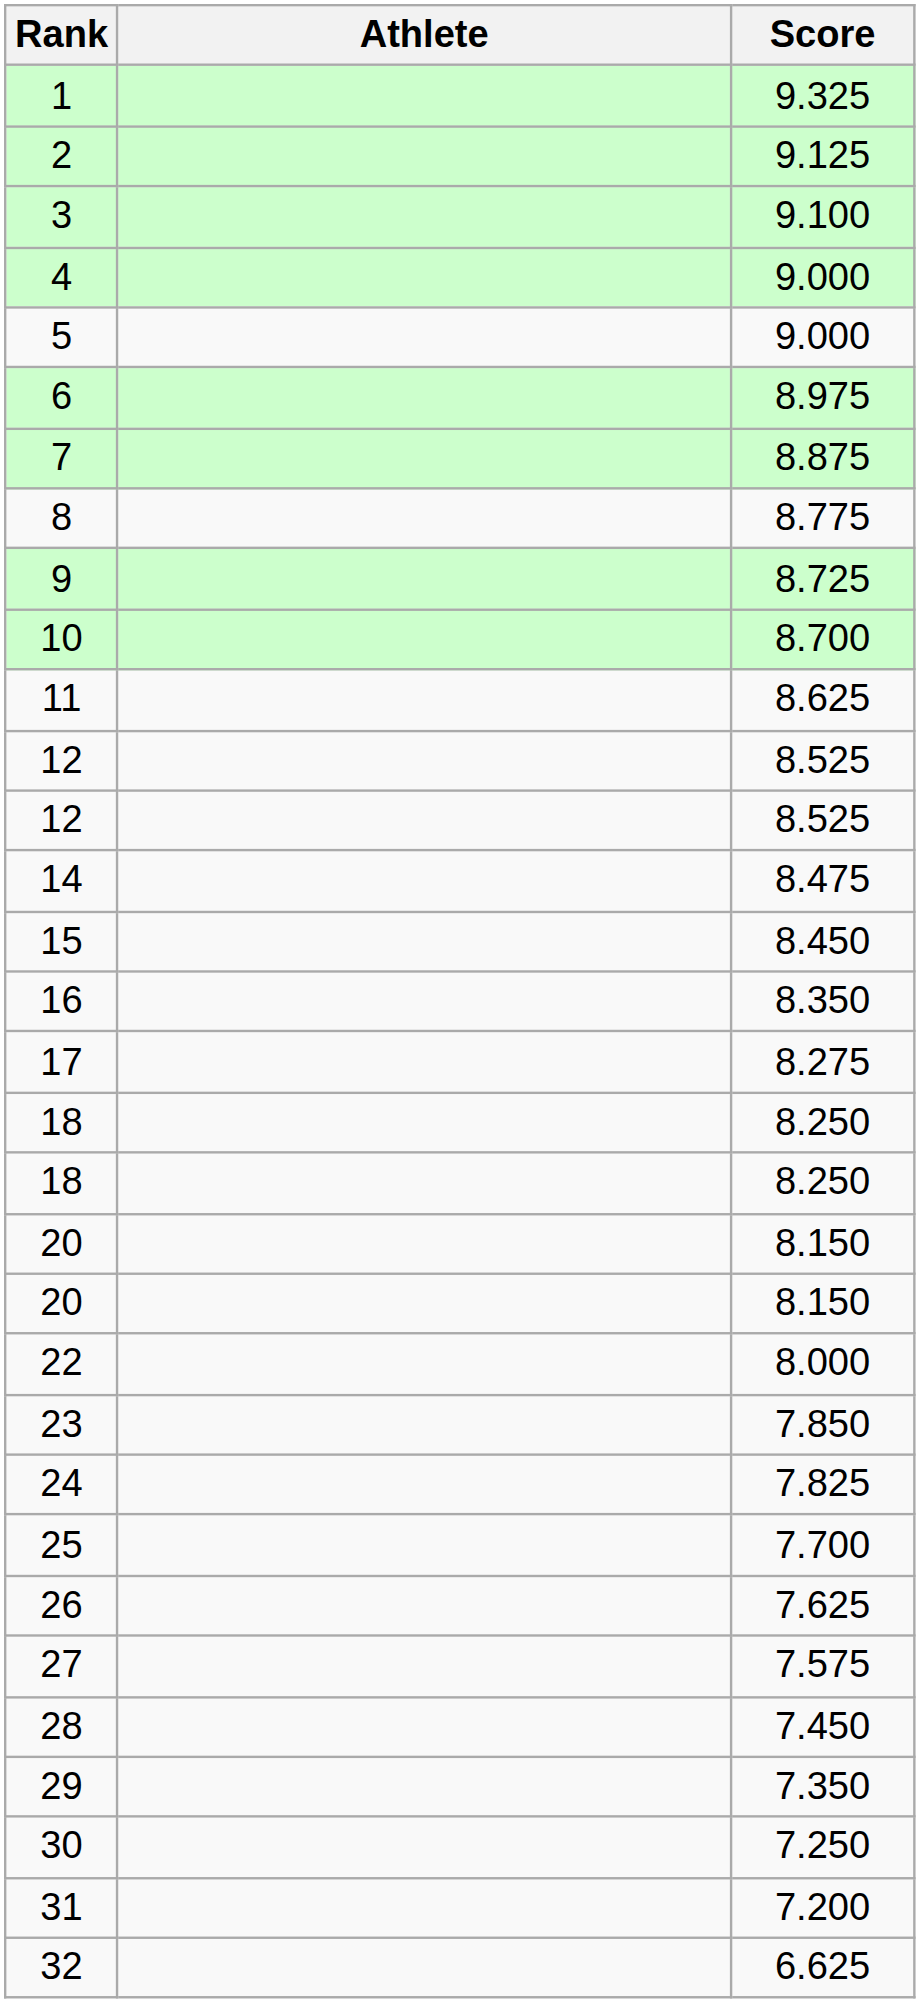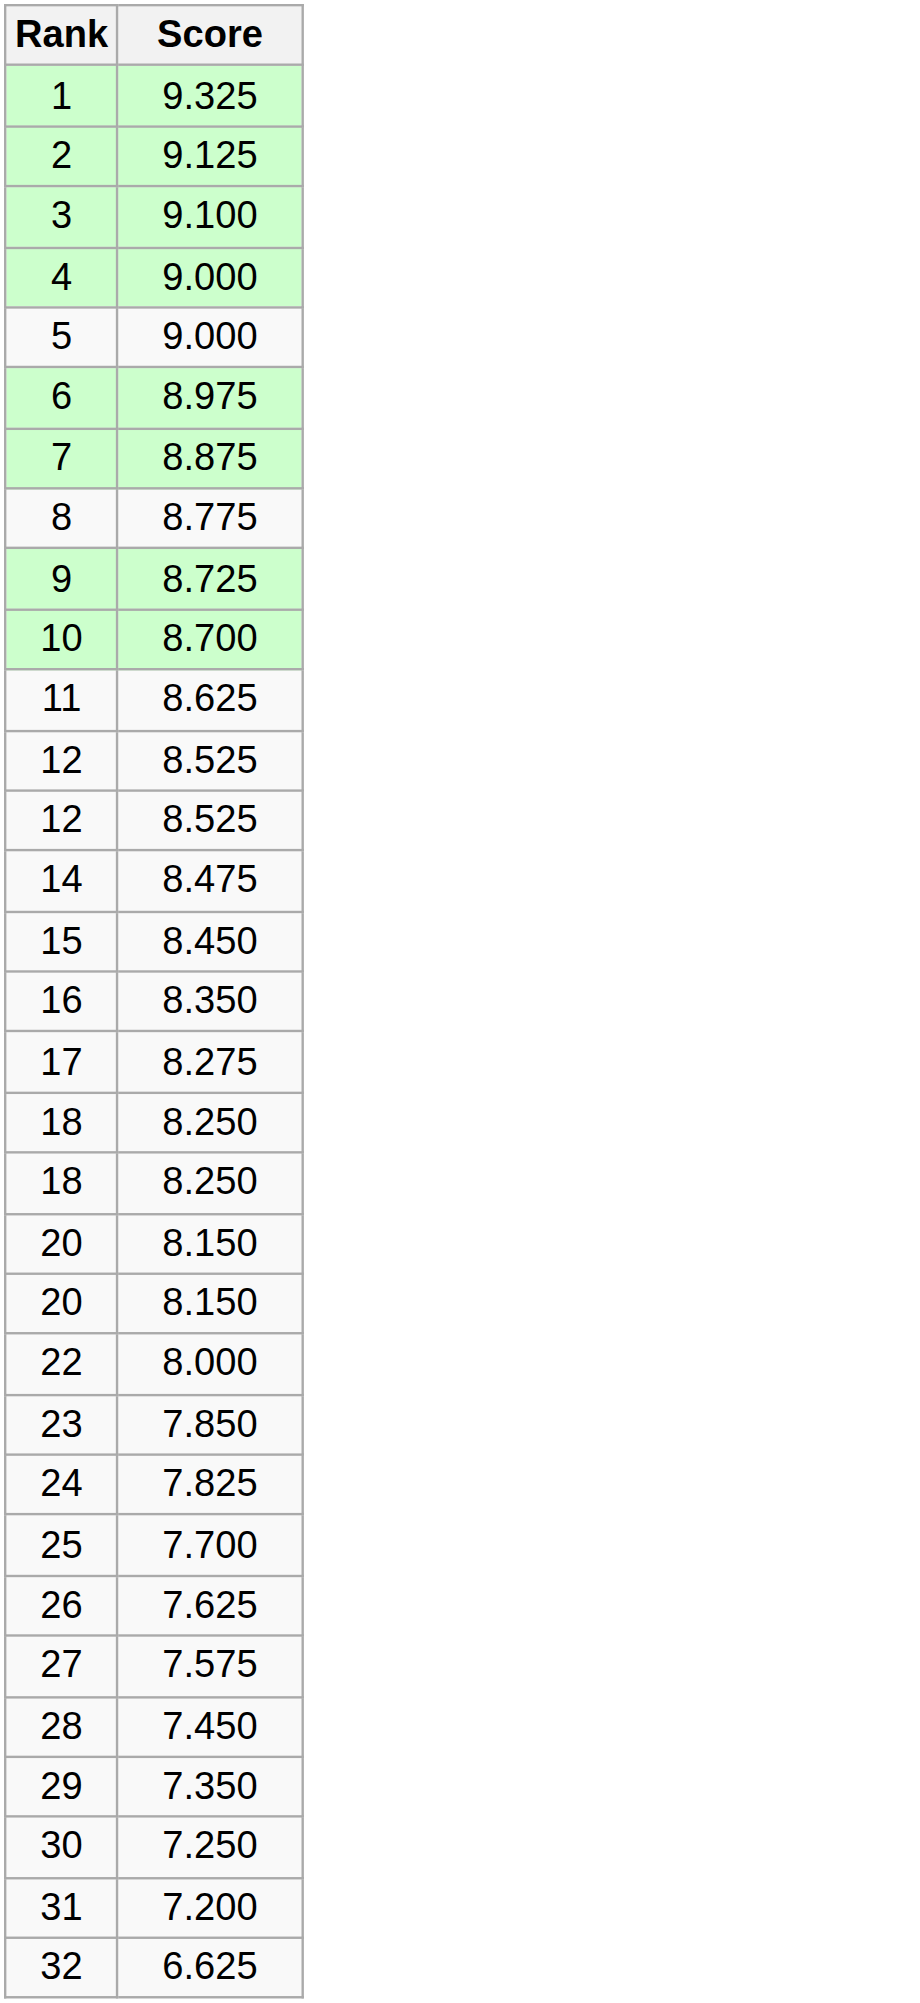- column: (424, 34)
